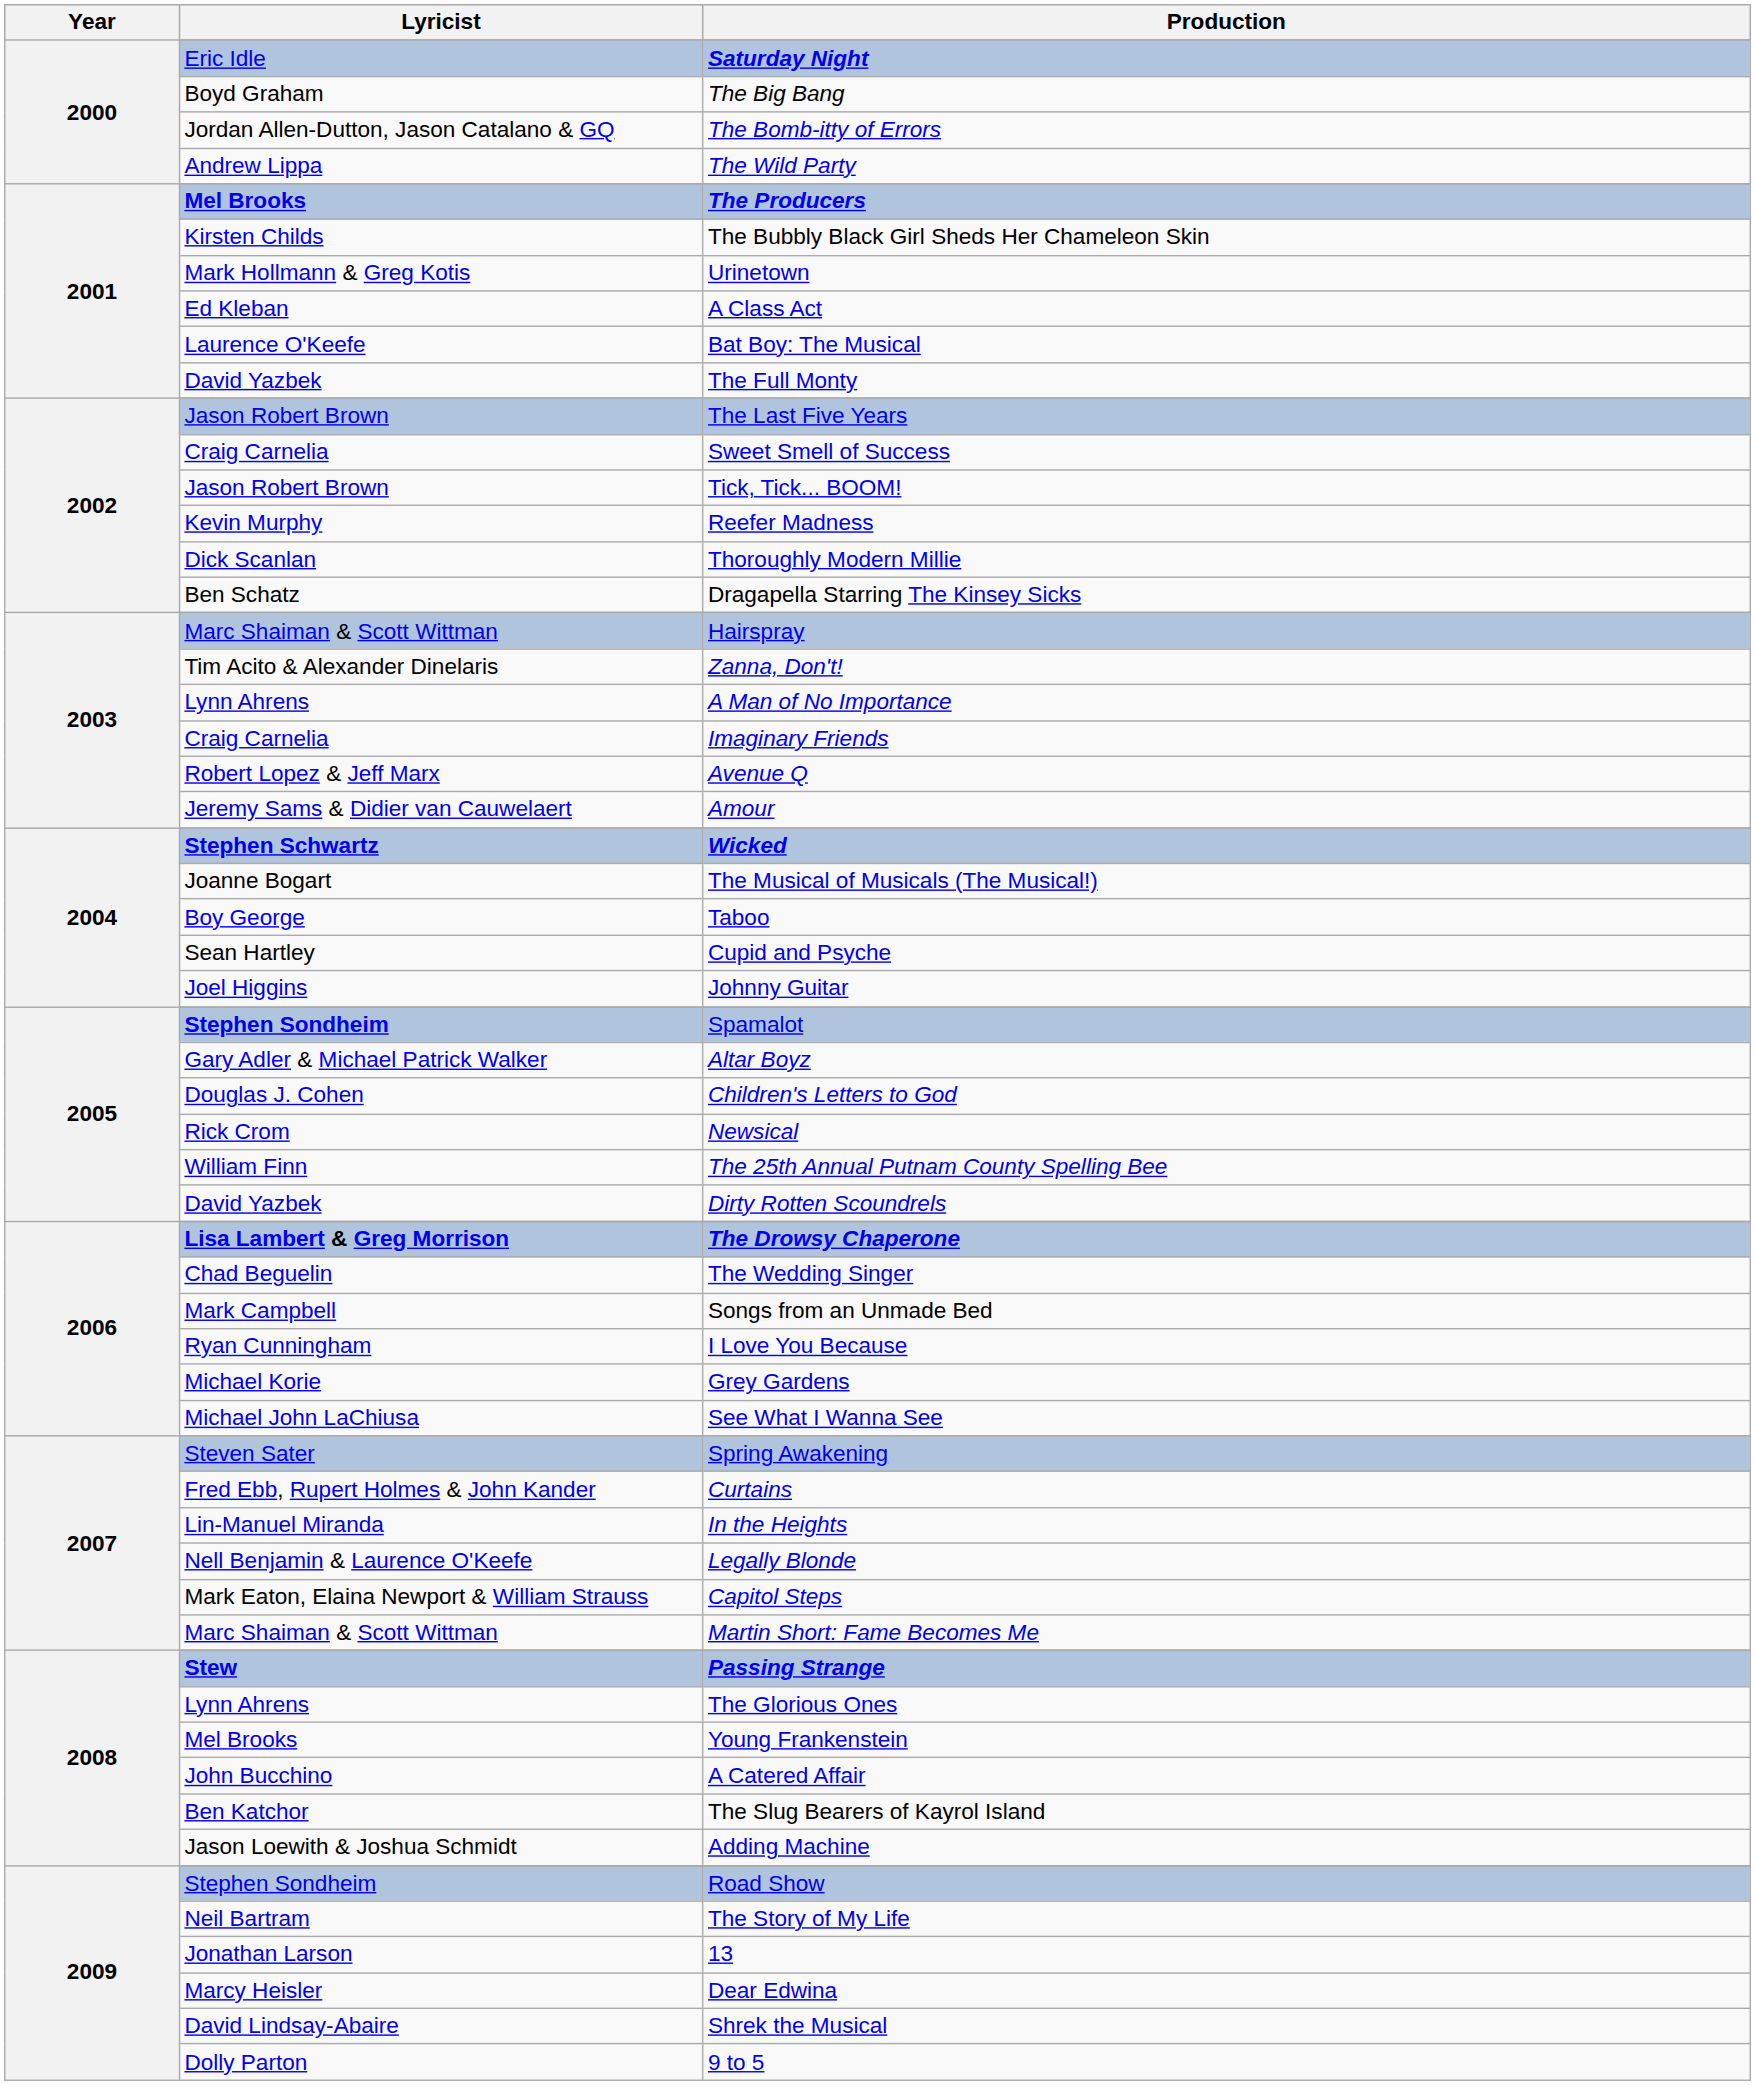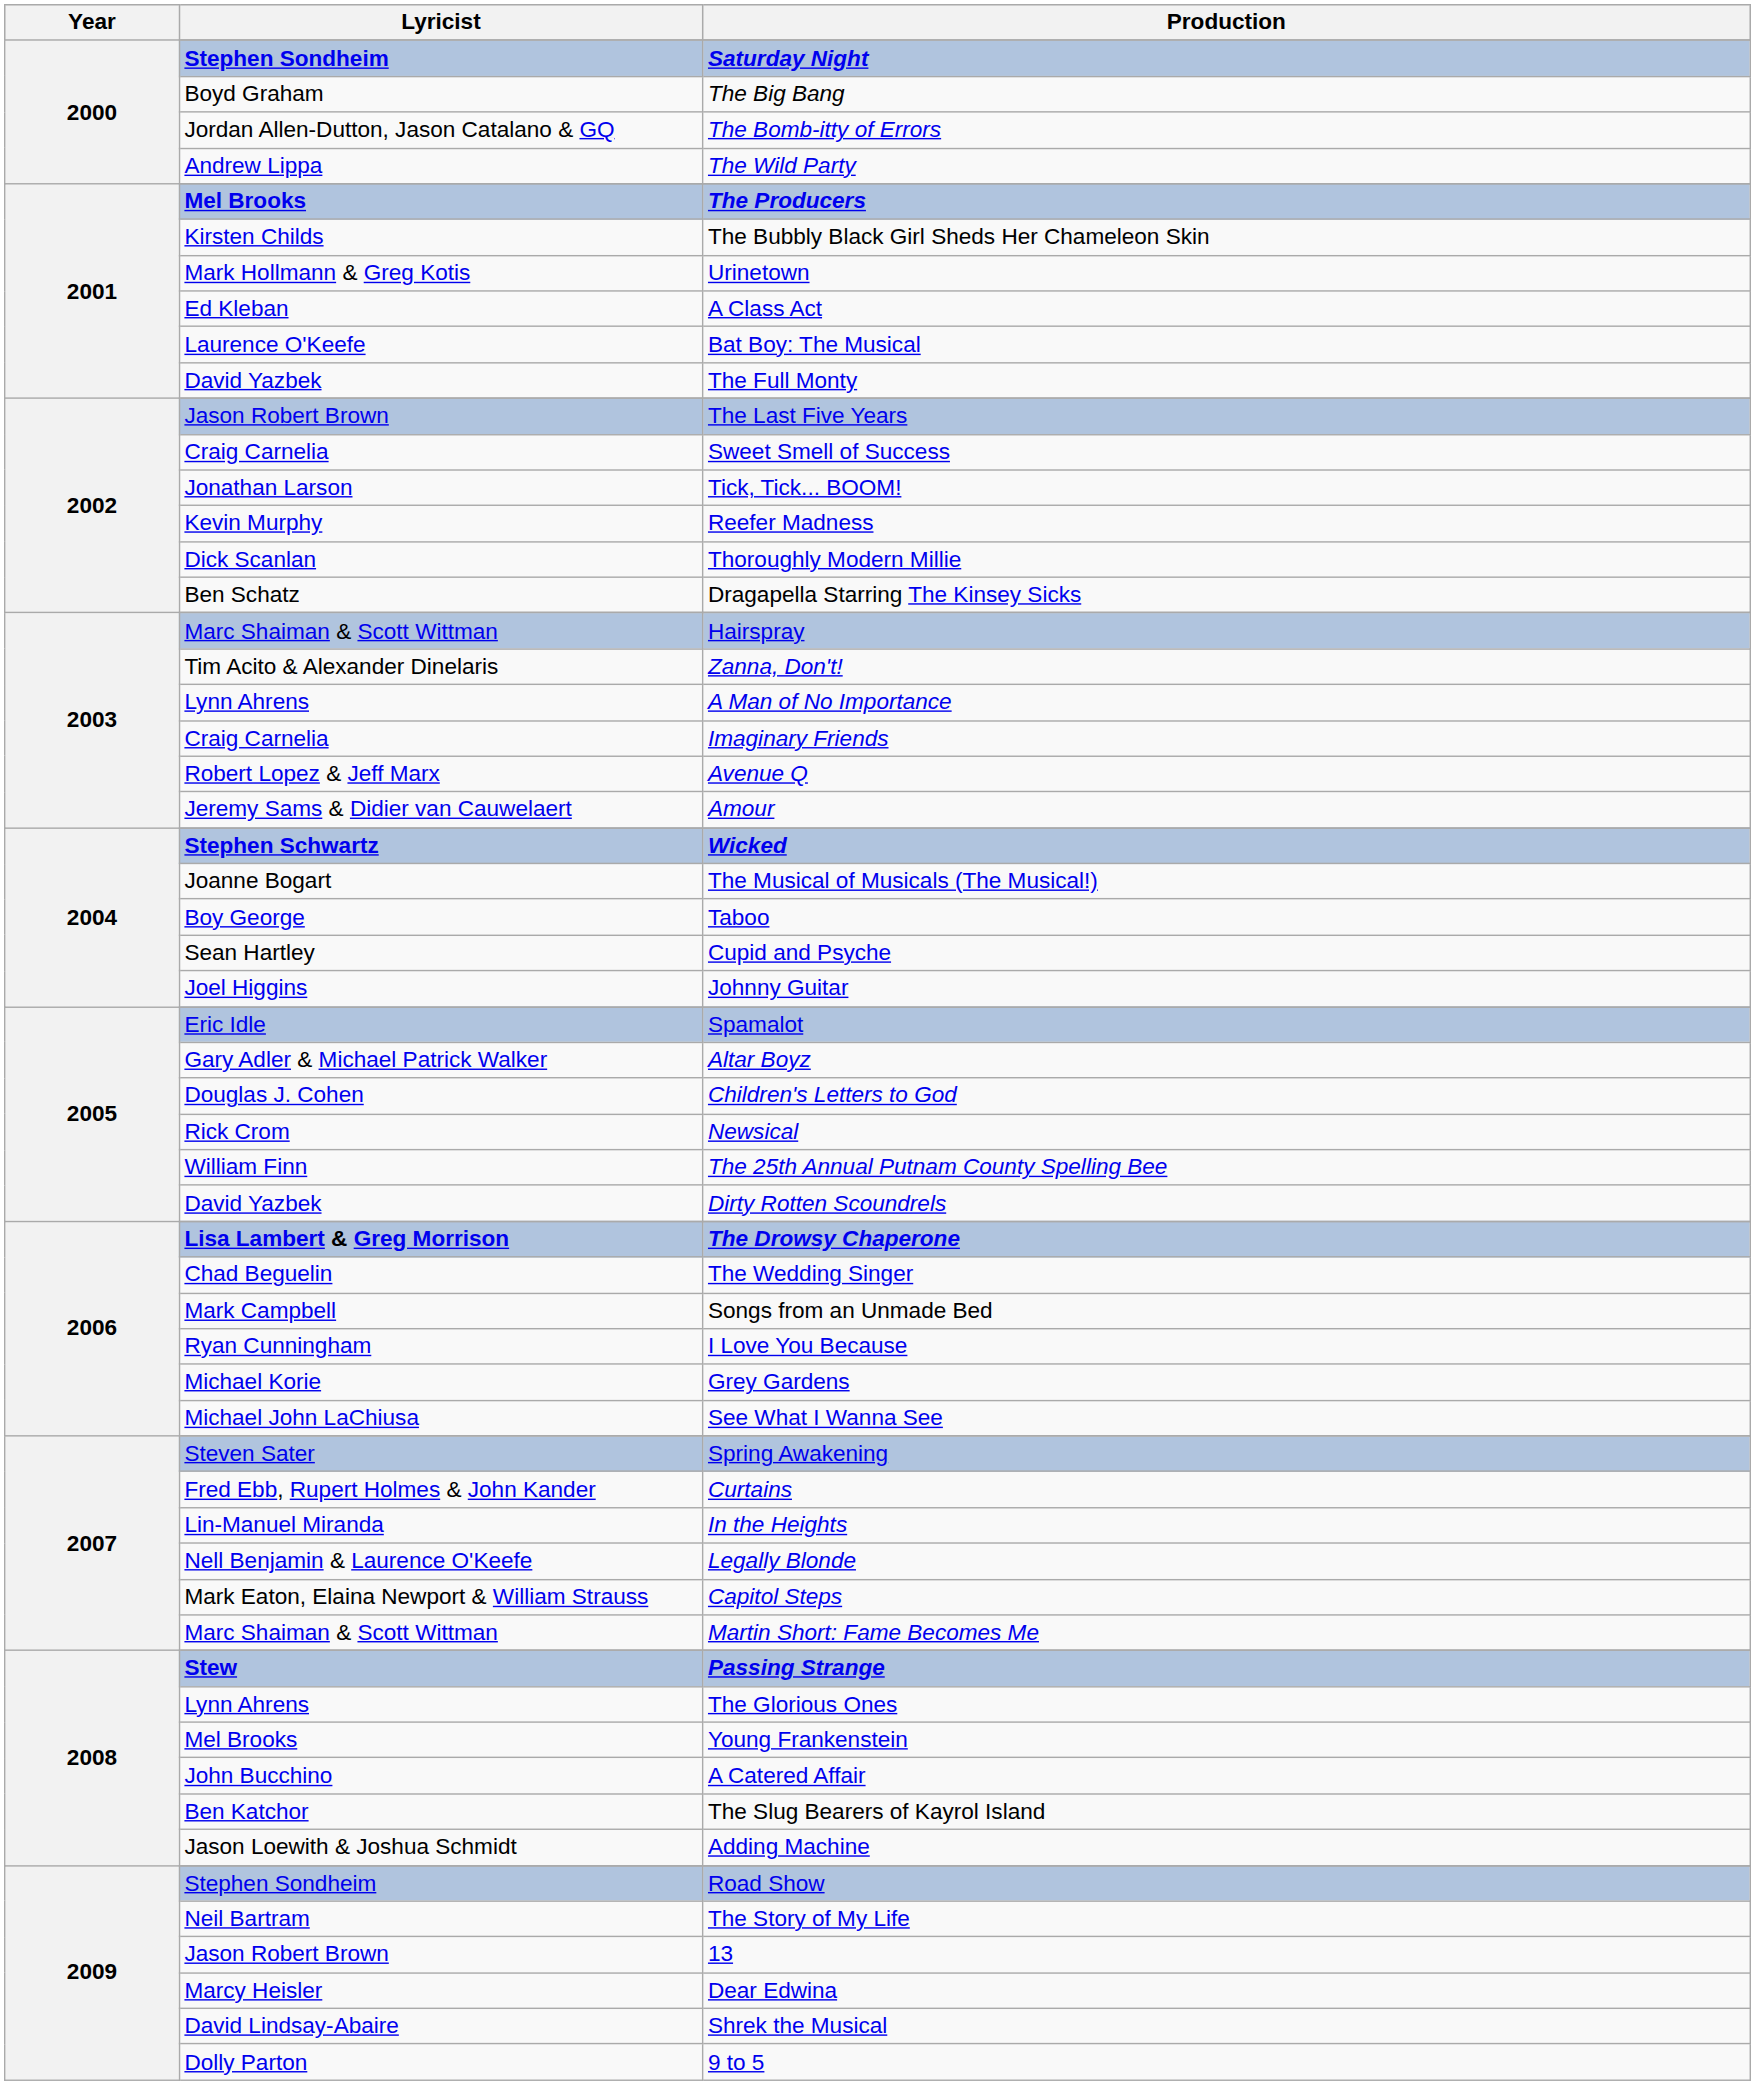(225, 58) Eric Idle -> (287, 58) Stephen Sondheim
(287, 487) Jason Robert Brown -> (268, 487) Jonathan Larson
(287, 1024) Stephen Sondheim -> (225, 1024) Eric Idle
(268, 1954) Jonathan Larson -> (287, 1954) Jason Robert Brown
